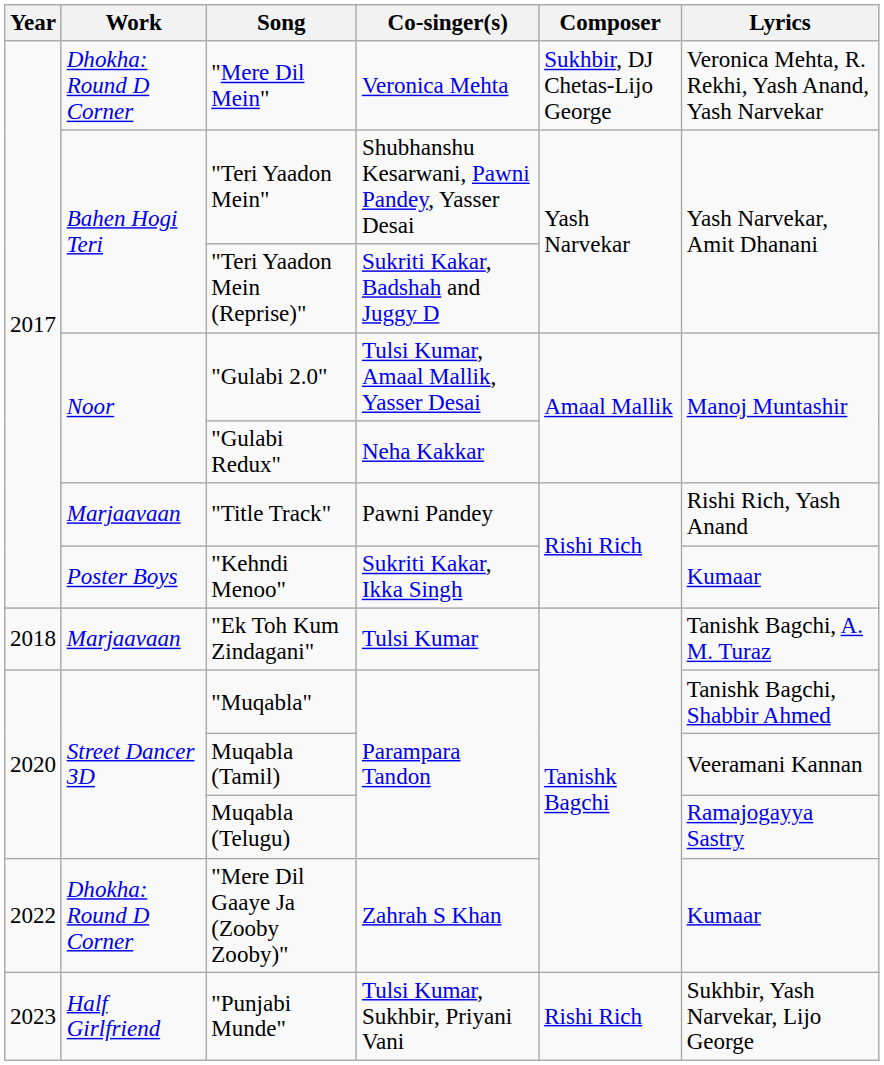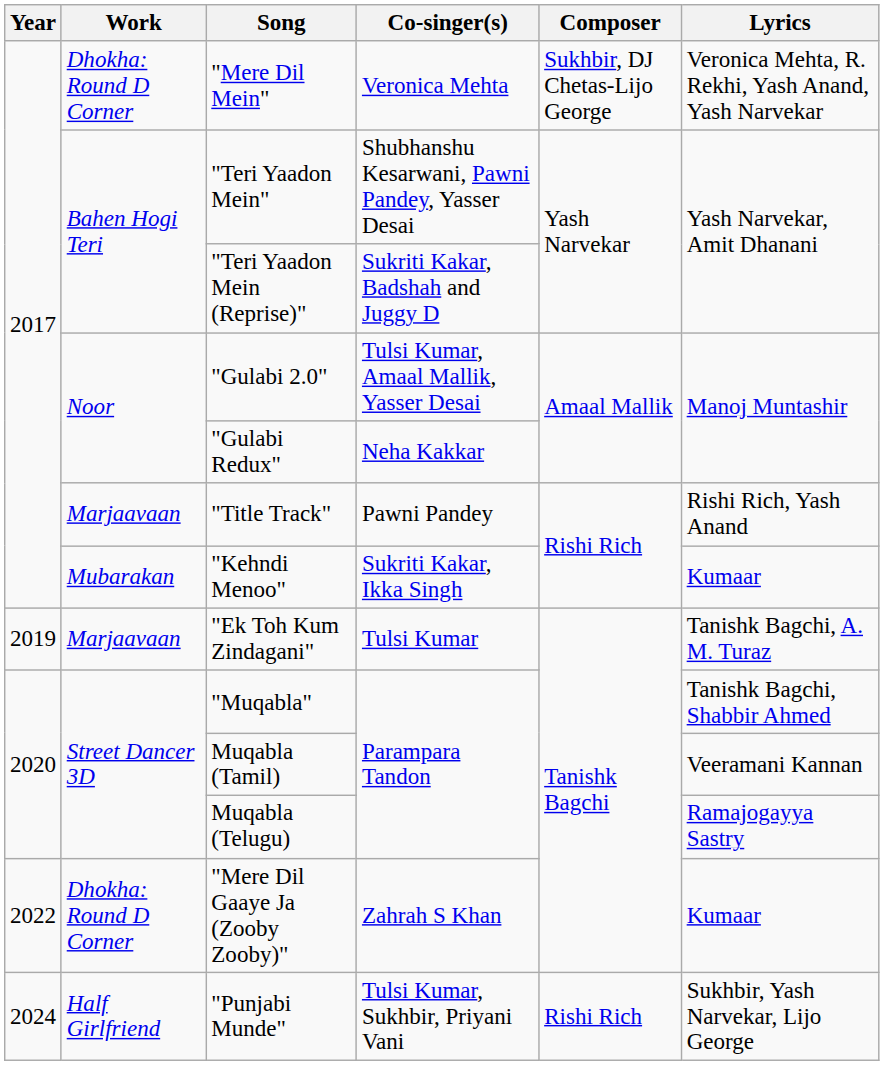(122, 576) Poster Boys -> (120, 576) Mubarakan
(33, 639) 2018 -> (33, 639) 2019
(33, 1016) 2023 -> (33, 1016) 2024
